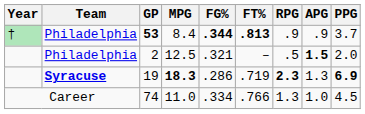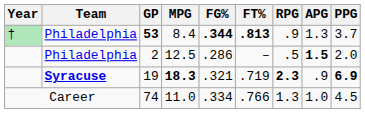(321, 36) .9 -> (317, 36) 1.3
(217, 57) .321 -> (217, 57) .286
(217, 77) .286 -> (217, 77) .321
(317, 77) 1.3 -> (321, 77) .9
